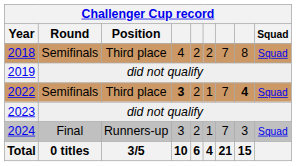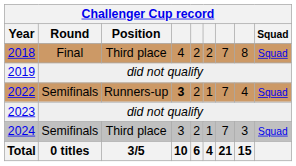(70, 53) Semifinals -> (70, 53) Final
(136, 92) Third place -> (136, 92) Runners-up
(245, 92) bold -> (245, 92) normal
(70, 131) Final -> (70, 131) Semifinals
(136, 131) Runners-up -> (136, 131) Third place
